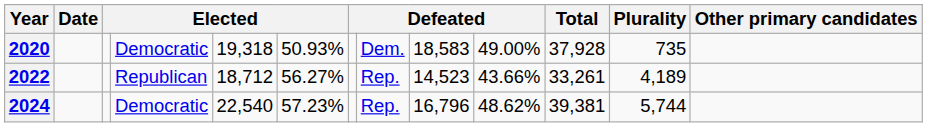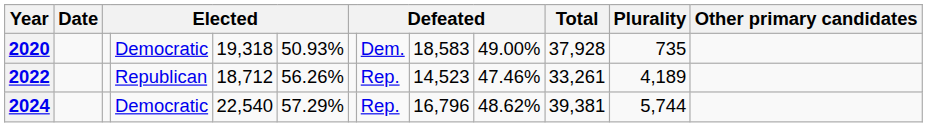(313, 77) 56.27% -> (313, 77) 56.26%
(509, 77) 43.66% -> (509, 77) 47.46%
(313, 106) 57.23% -> (313, 106) 57.29%
